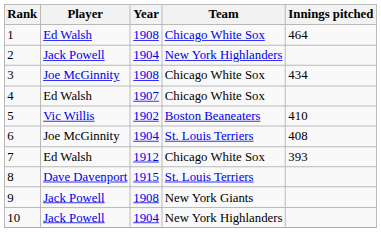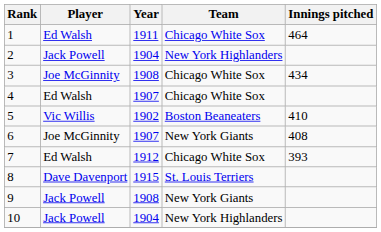(146, 34) 1908 -> (146, 34) 1911
(146, 136) 1904 -> (146, 136) 1907
(209, 136) St. Louis Terriers -> (209, 136) New York Giants
